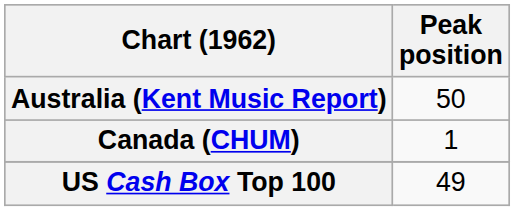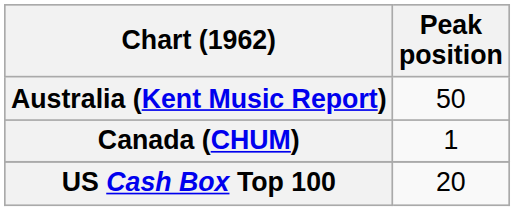(451, 182) 49 -> (451, 182) 20
